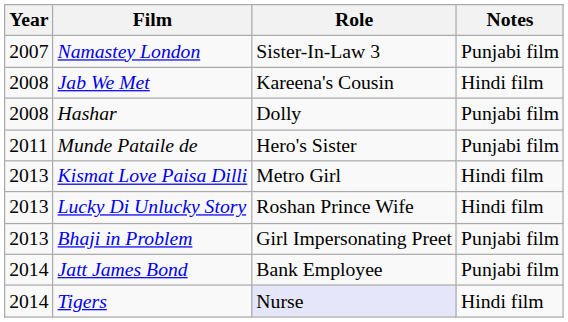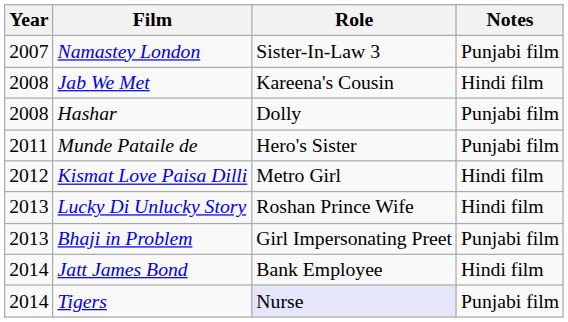(29, 176) 2013 -> (29, 176) 2012
(510, 269) Punjabi film -> (502, 269) Hindi film
(502, 301) Hindi film -> (510, 301) Punjabi film
